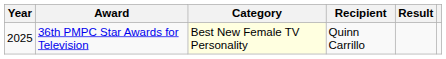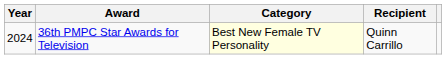- column: (416, 13)
(20, 38) 2025 -> (20, 38) 2024
